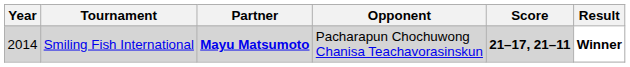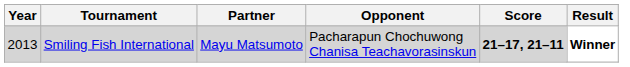(22, 44) 2014 -> (22, 44) 2013
(255, 44) bold -> (252, 44) normal
